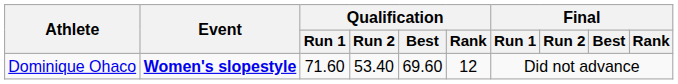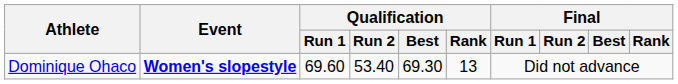(325, 67) 71.60 -> (325, 67) 69.60
(422, 67) 69.60 -> (422, 67) 69.30
(468, 67) 12 -> (468, 67) 13
